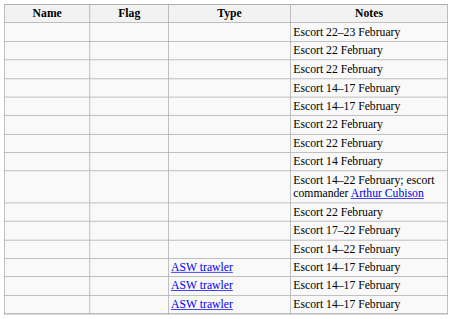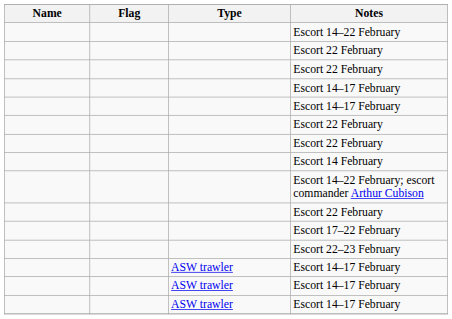rows swapped: (230, 32) <-> (230, 249)
